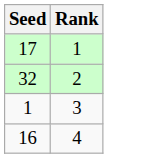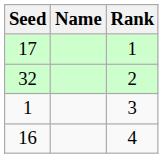+ column: (78, 19)
